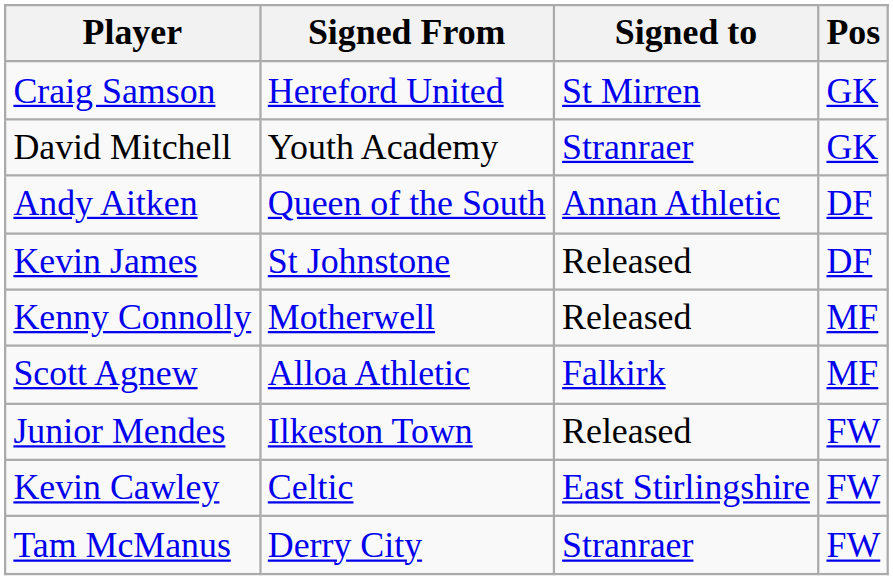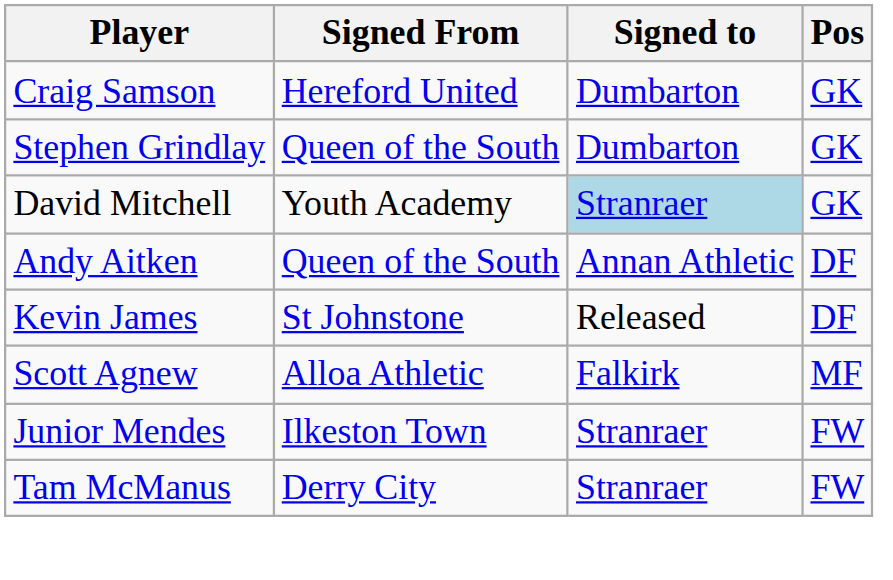(631, 89) St Mirren -> (658, 89) Dumbarton
+ row: (139, 146)
(628, 146) no background -> (642, 203) lightblue background
- row: (132, 317)
(627, 430) Released -> (642, 430) Stranraer
- row: (116, 487)
